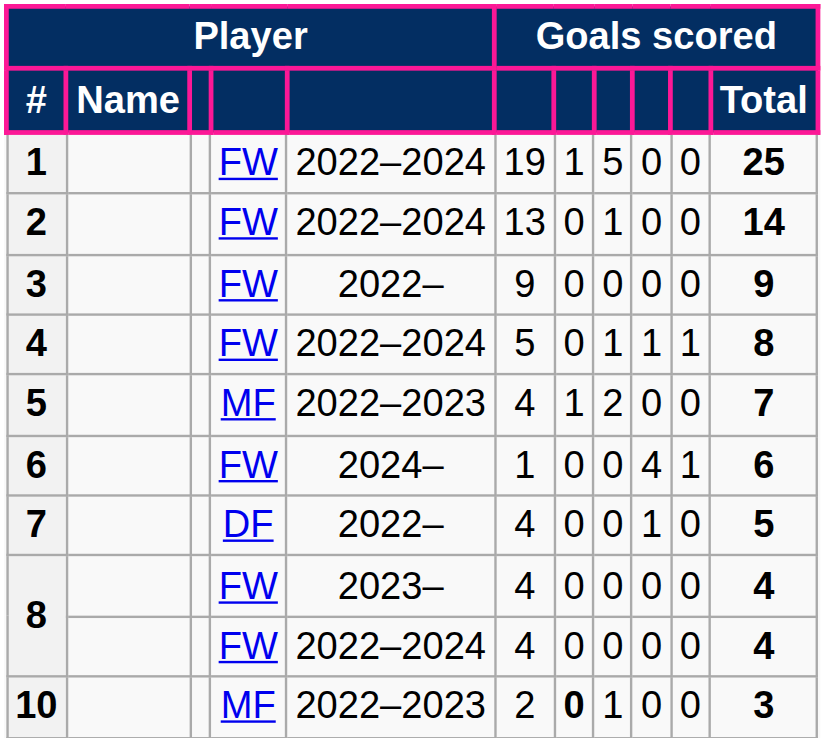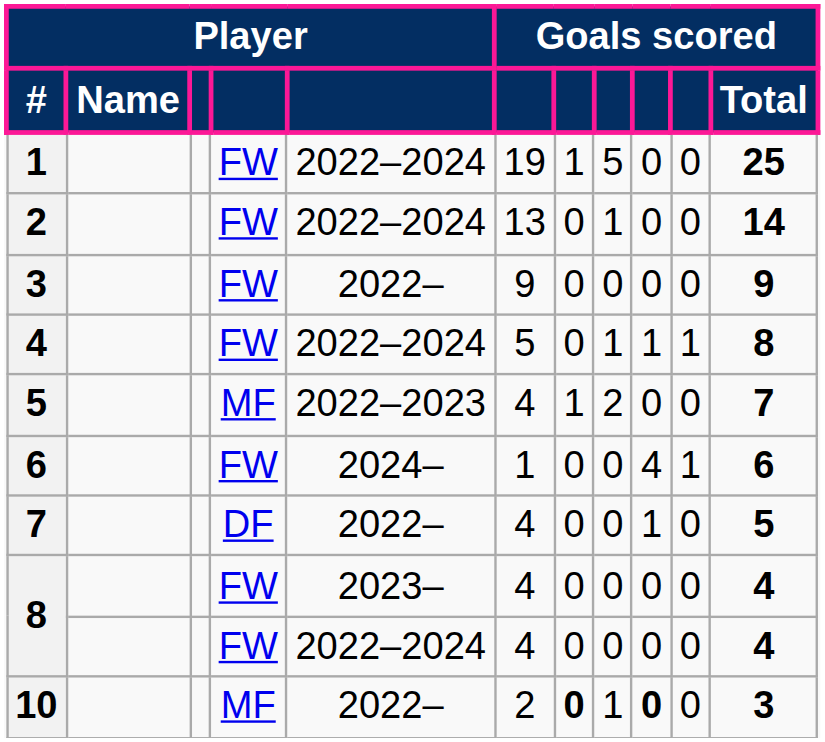(391, 706) 2022–2023 -> (391, 706) 2022–
(652, 706) normal -> (652, 706) bold
